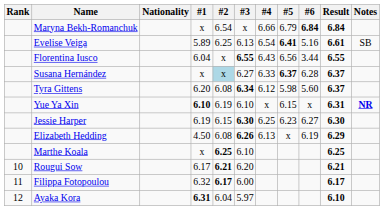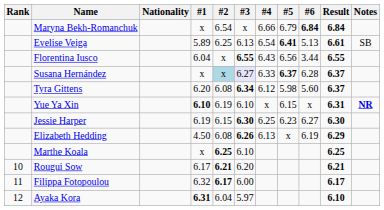(310, 43) 5.16 -> (310, 43) 5.13
(245, 74) no background -> (245, 74) lavender background
